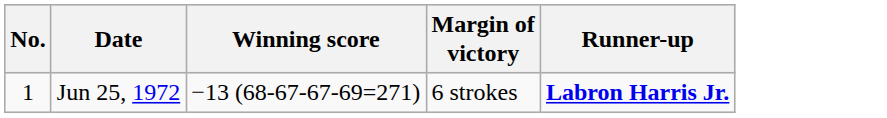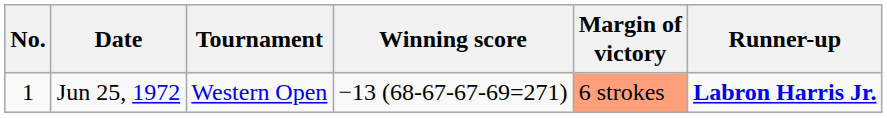+ column: (259, 38)
(475, 92) no background -> (622, 92) lightsalmon background
